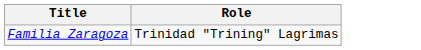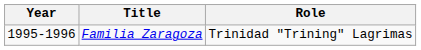+ column: (42, 15)
